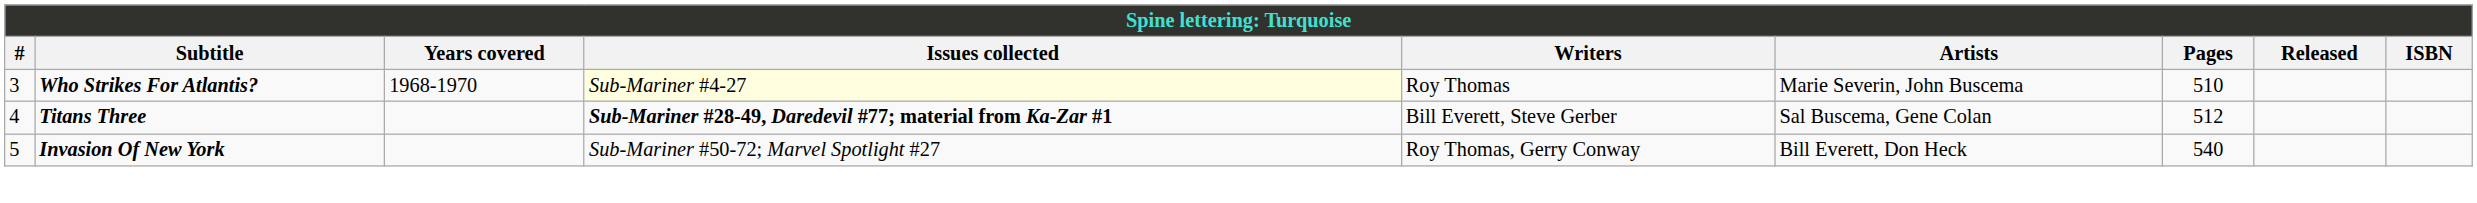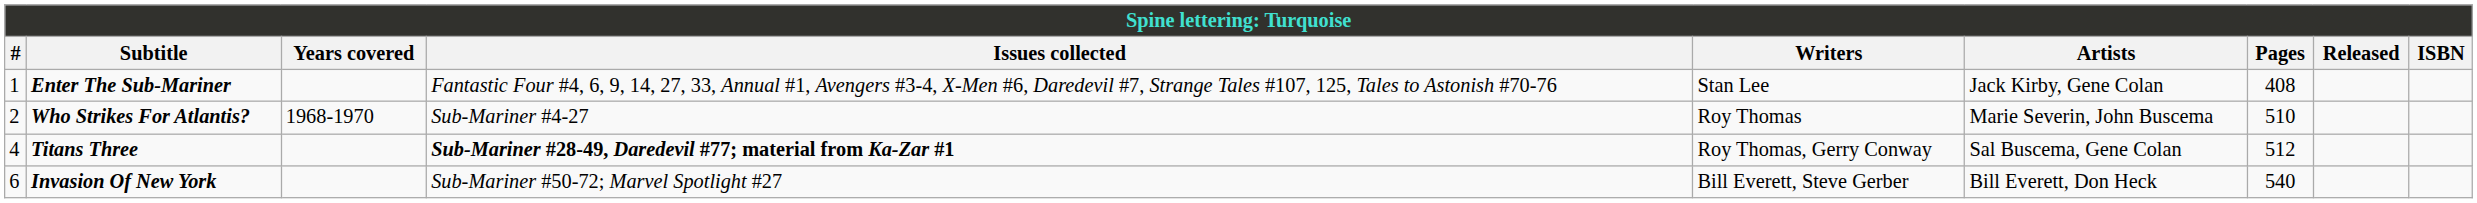+ row: (131, 85)
(14, 85) 3 -> (14, 117) 2
(668, 85) lightyellow background -> (510, 117) no background
(1511, 117) Bill Everett, Steve Gerber -> (1815, 149) Roy Thomas, Gerry Conway
(14, 149) 5 -> (14, 181) 6
(1523, 149) Roy Thomas, Gerry Conway -> (1803, 181) Bill Everett, Steve Gerber
